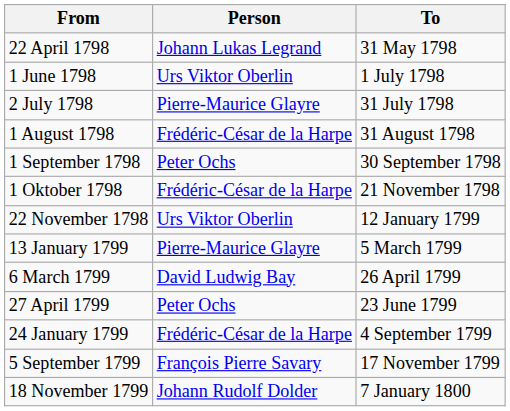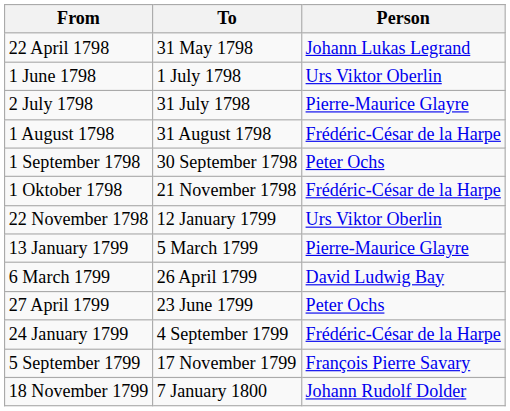columns swapped: (431, 18) <-> (254, 18)
